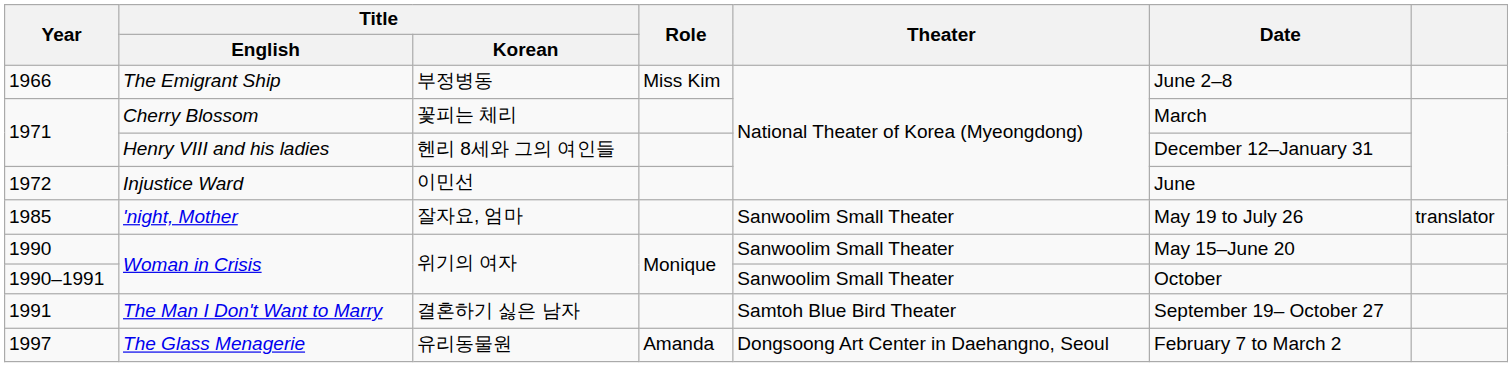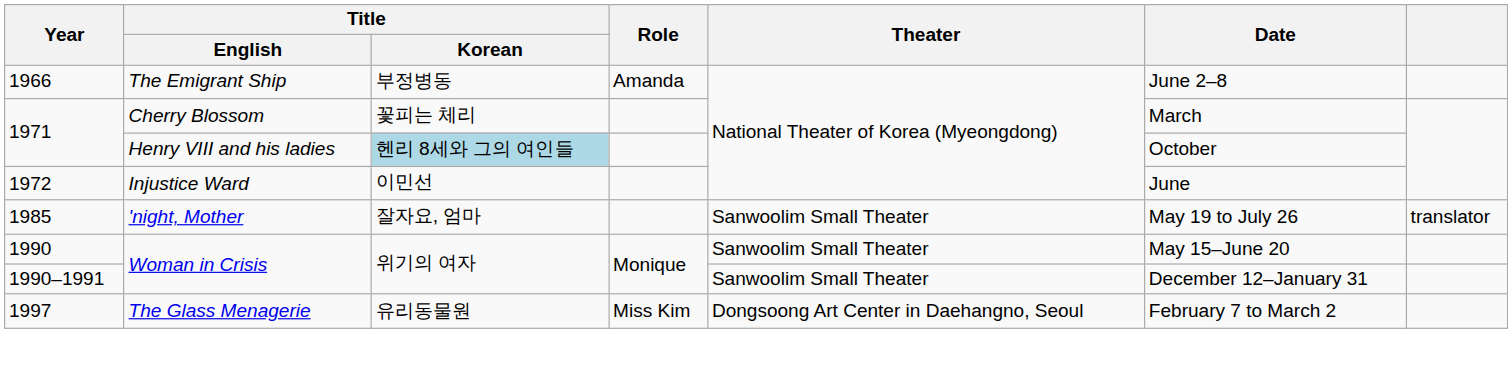(682, 81) Miss Kim -> (649, 81) Amanda
(516, 148) no background -> (475, 148) lightblue background
(1264, 149) December 12–January 31 -> (1183, 149) October
(1188, 279) October -> (1258, 279) December 12–January 31
- row: (30, 310)
(679, 344) Amanda -> (652, 310) Miss Kim
